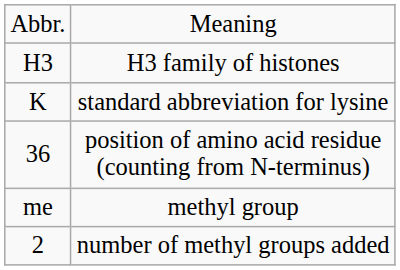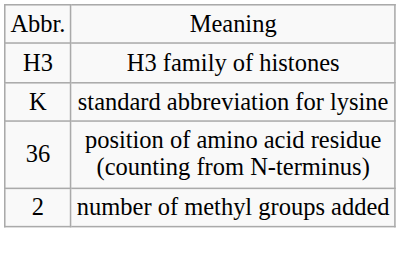- row: (233, 206)
